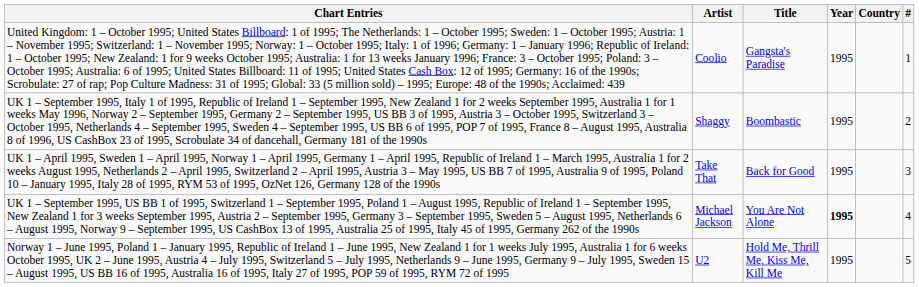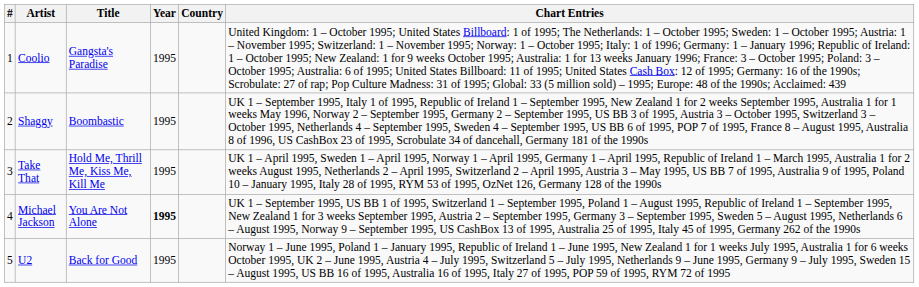columns swapped: (908, 13) <-> (348, 13)
(780, 172) Back for Good -> (105, 172) Hold Me, Thrill Me, Kiss Me, Kill Me
(782, 260) Hold Me, Thrill Me, Kiss Me, Kill Me -> (103, 260) Back for Good
